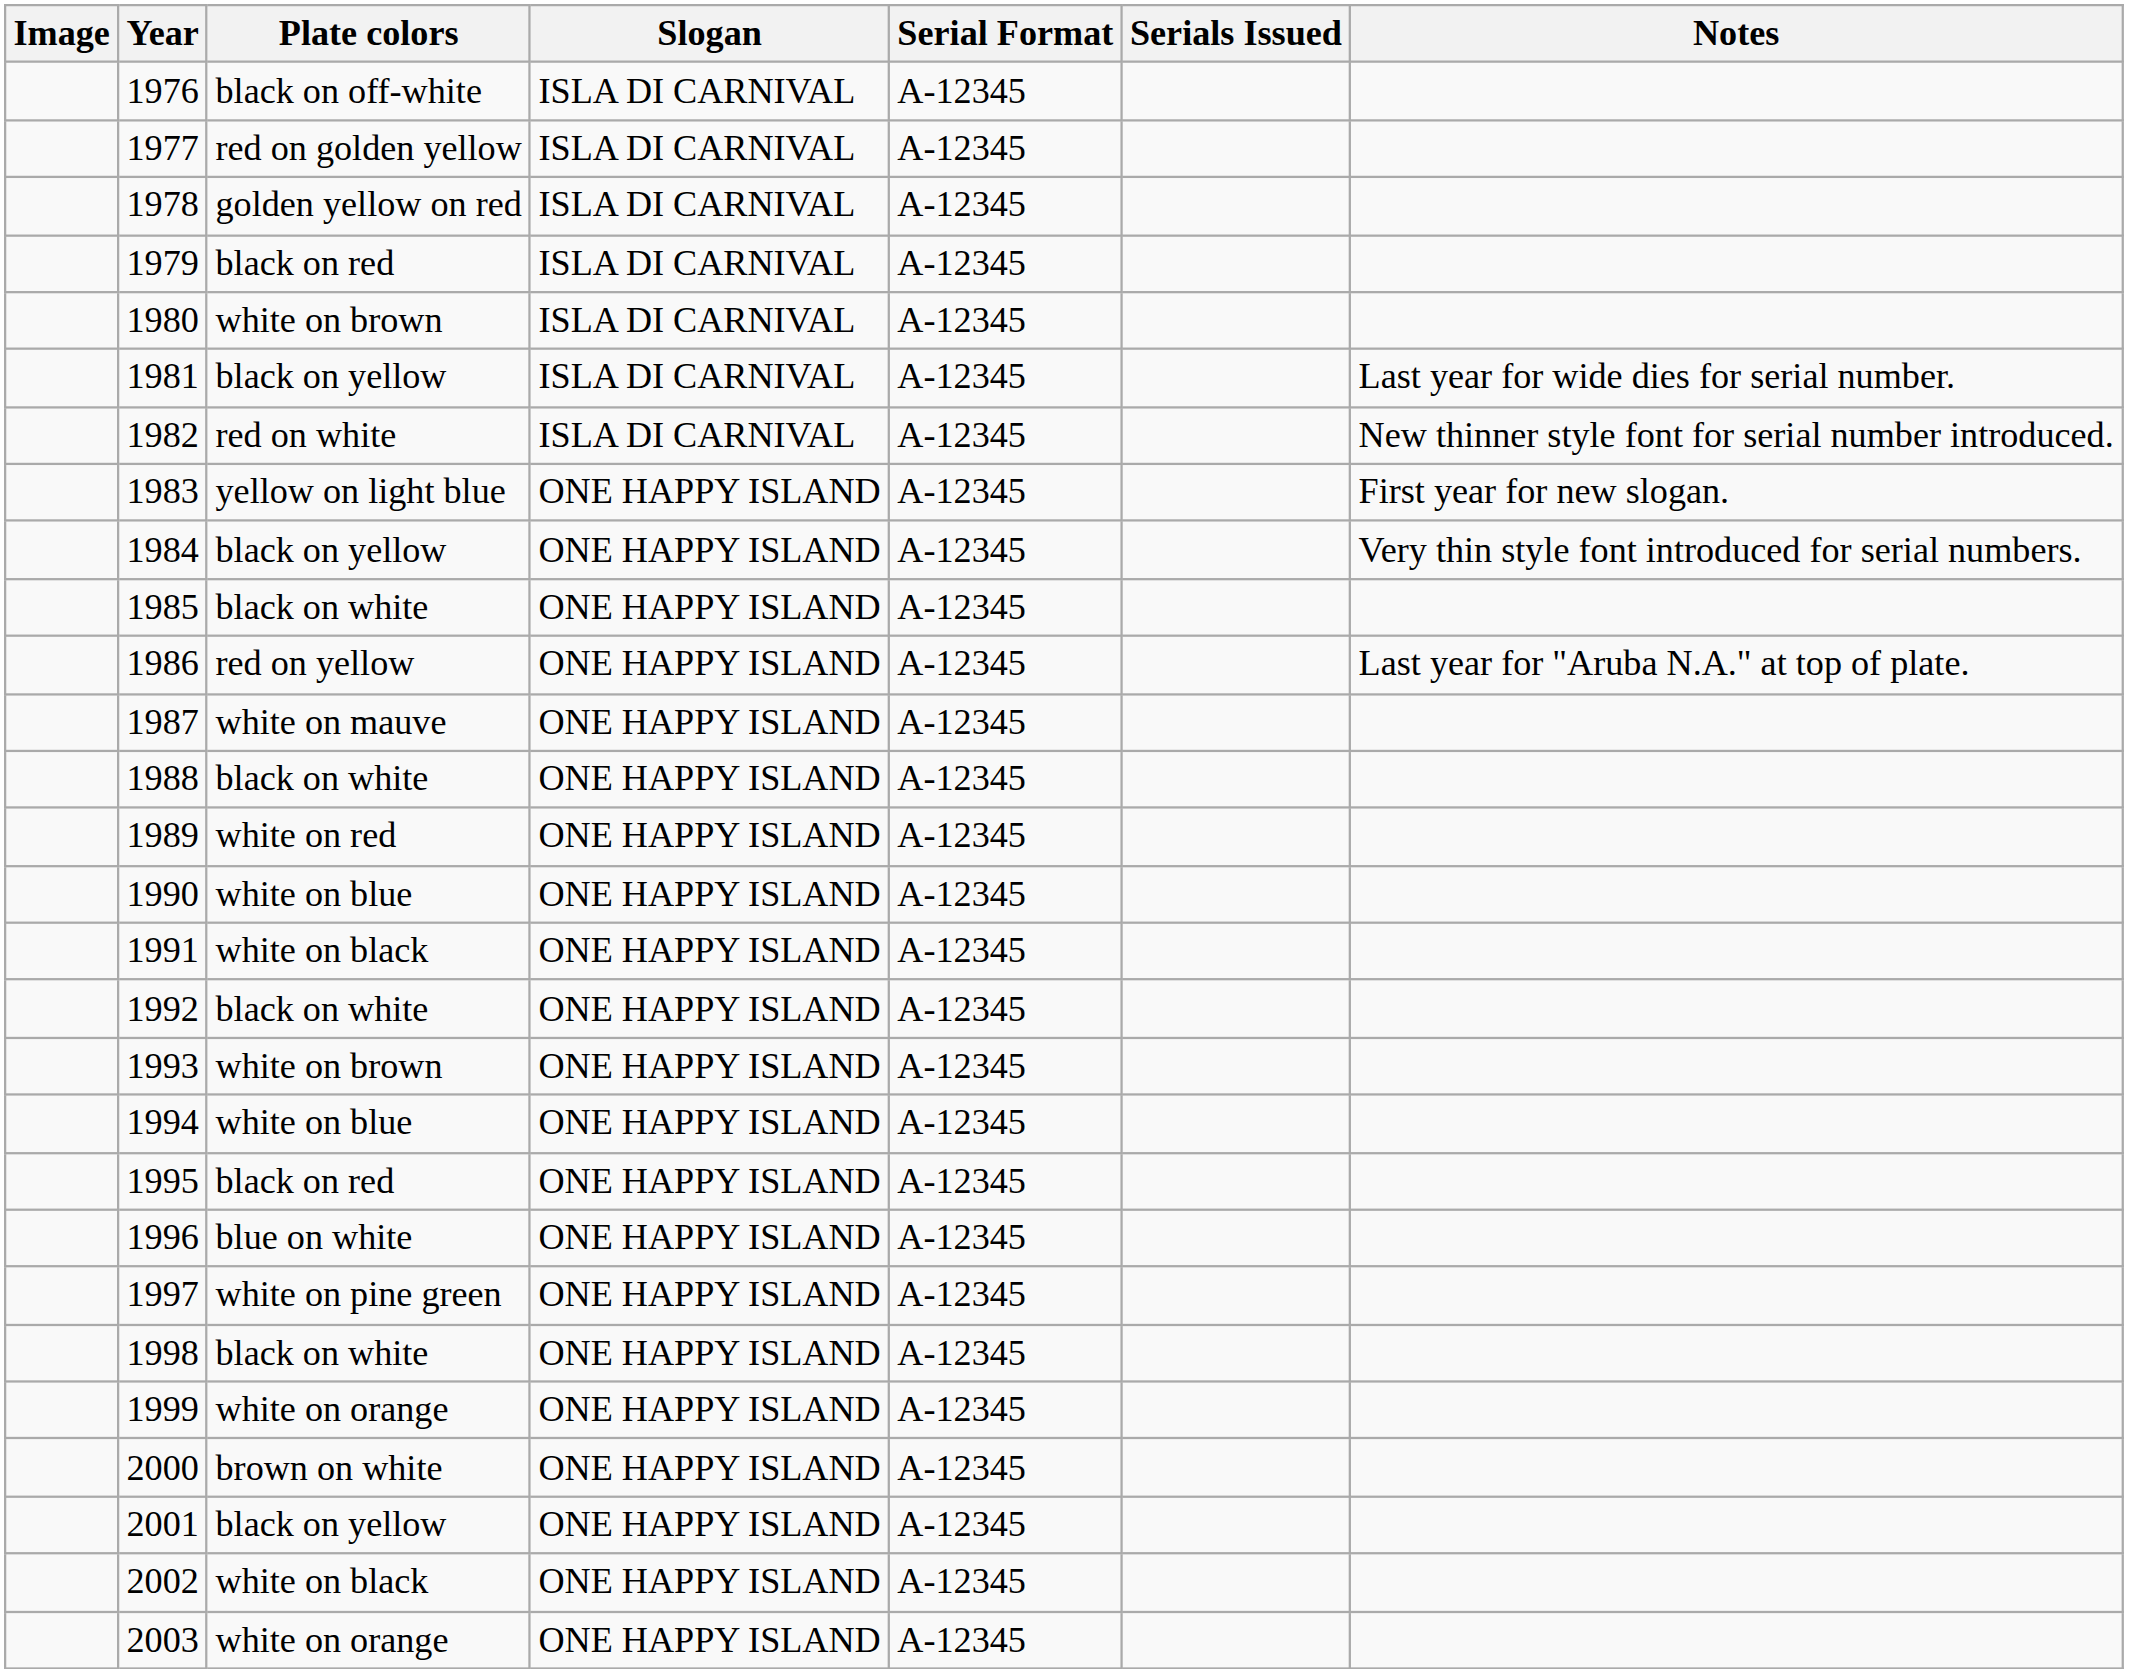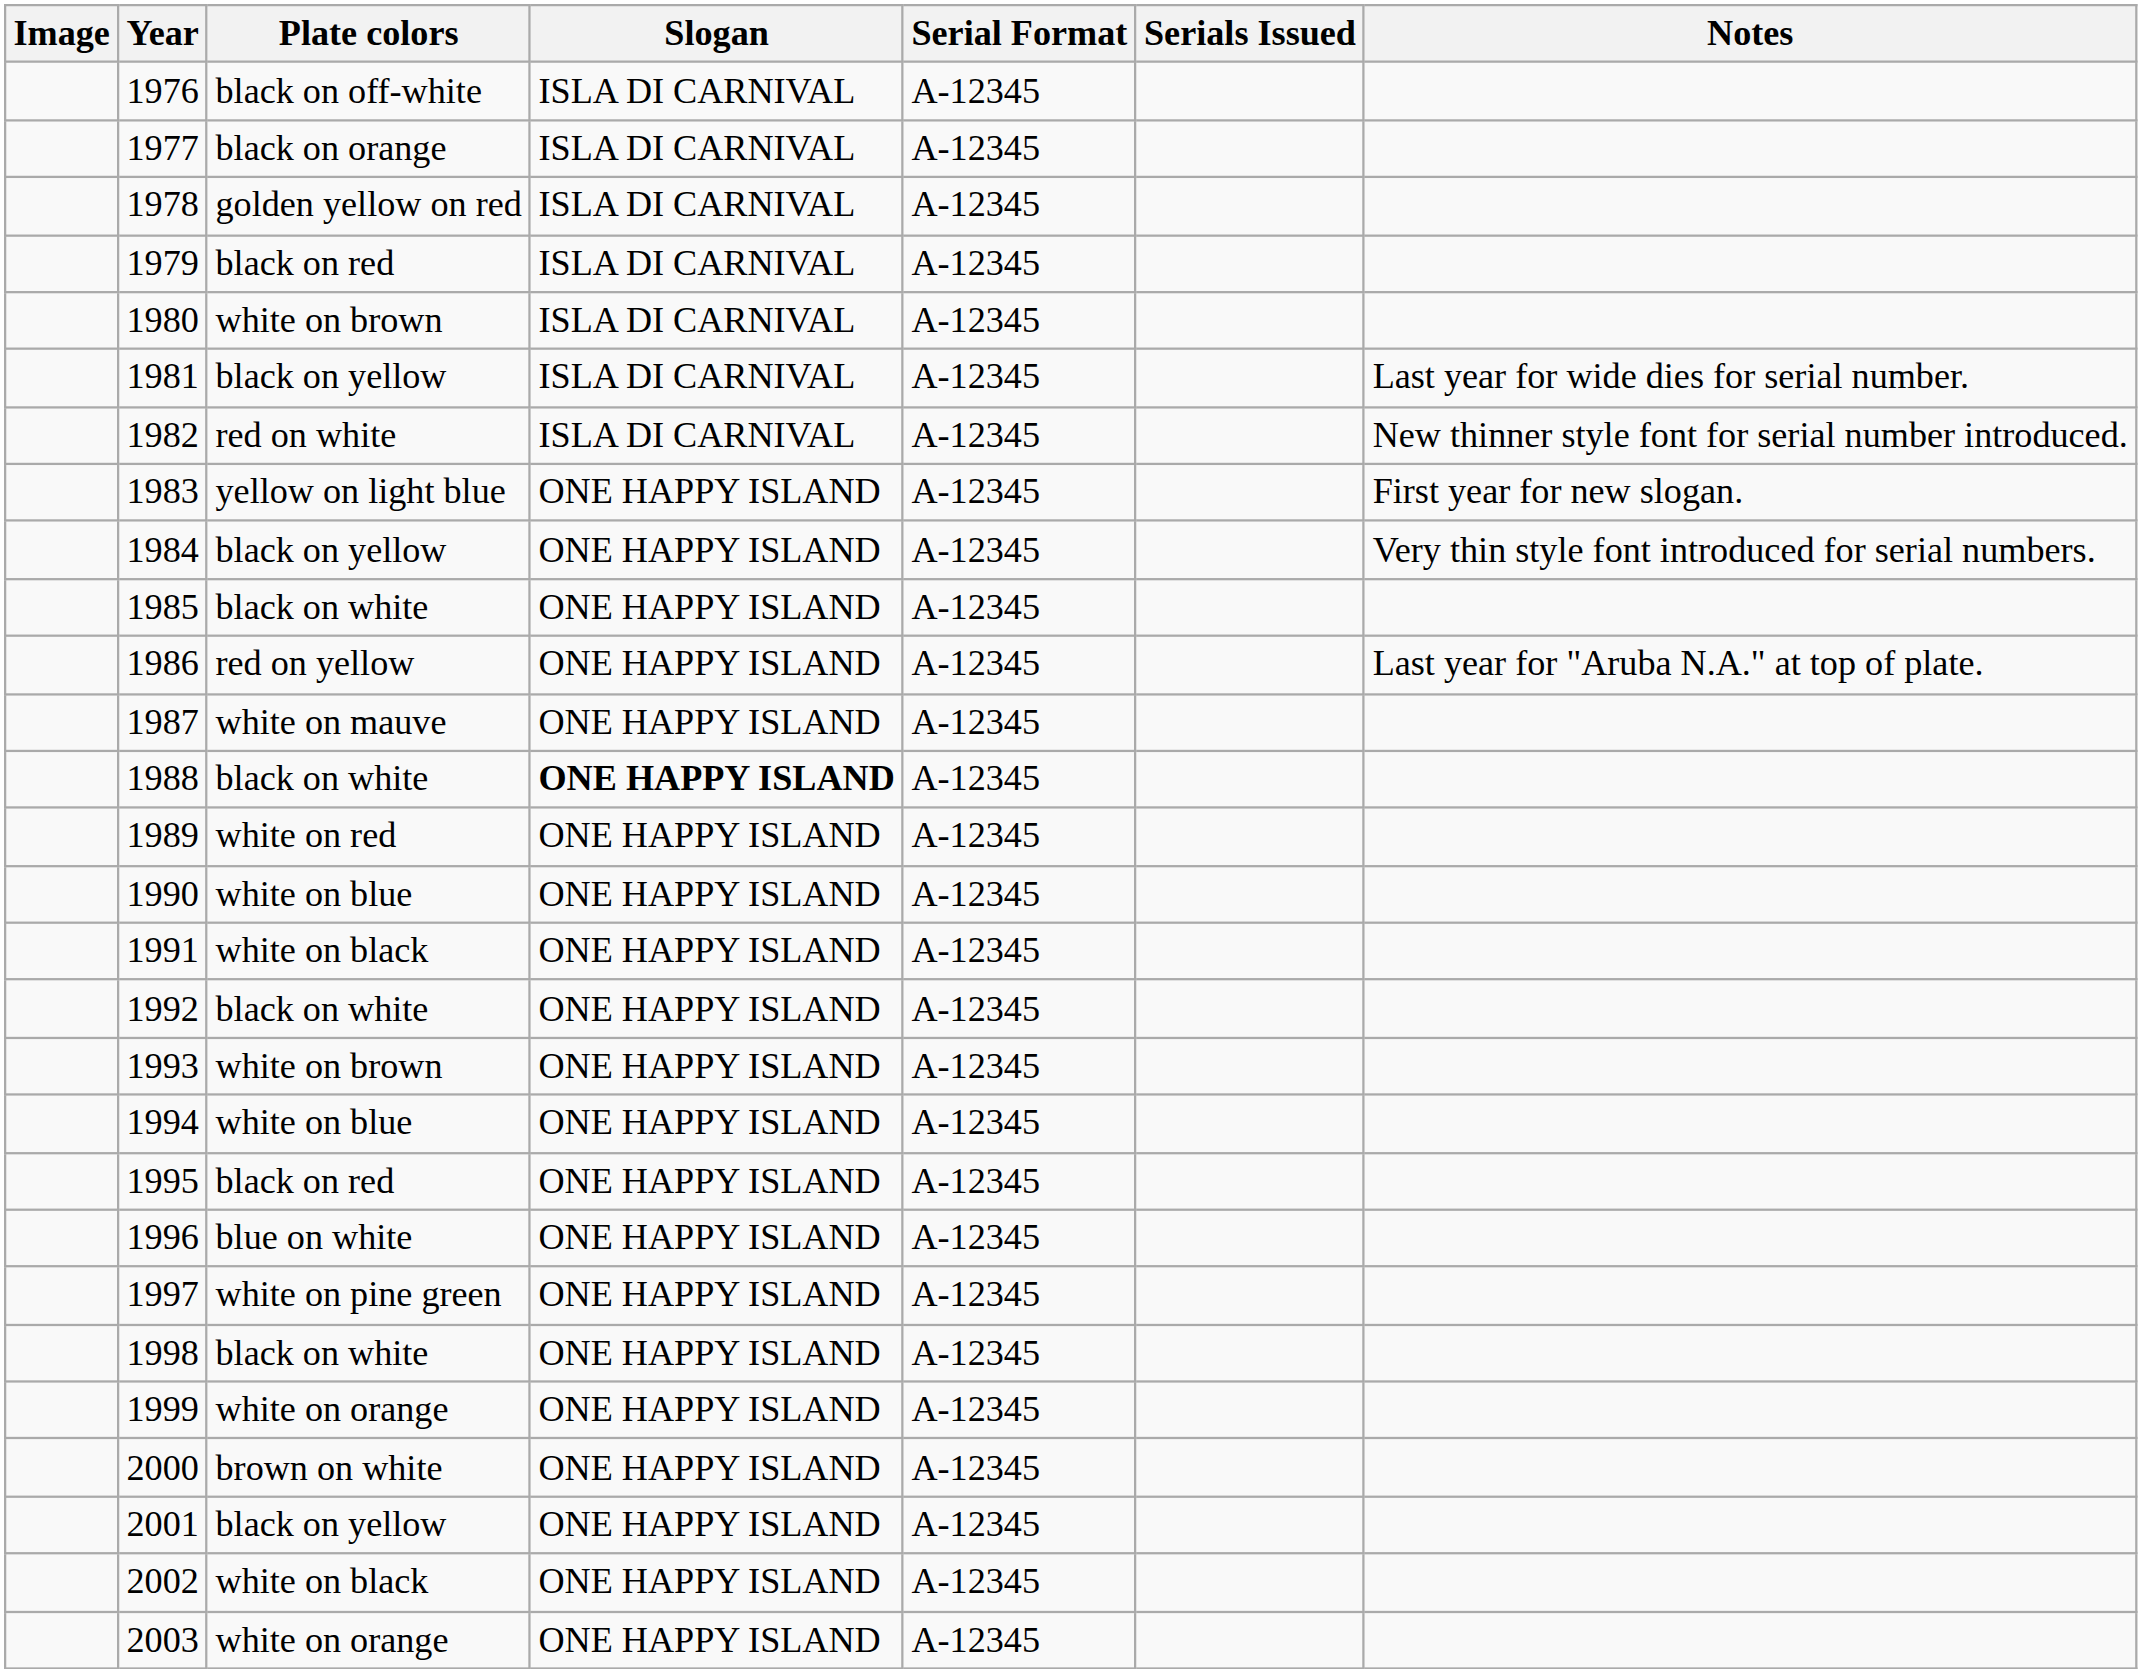(369, 147) red on golden yellow -> (331, 147) black on orange
(710, 778) normal -> (717, 778) bold
